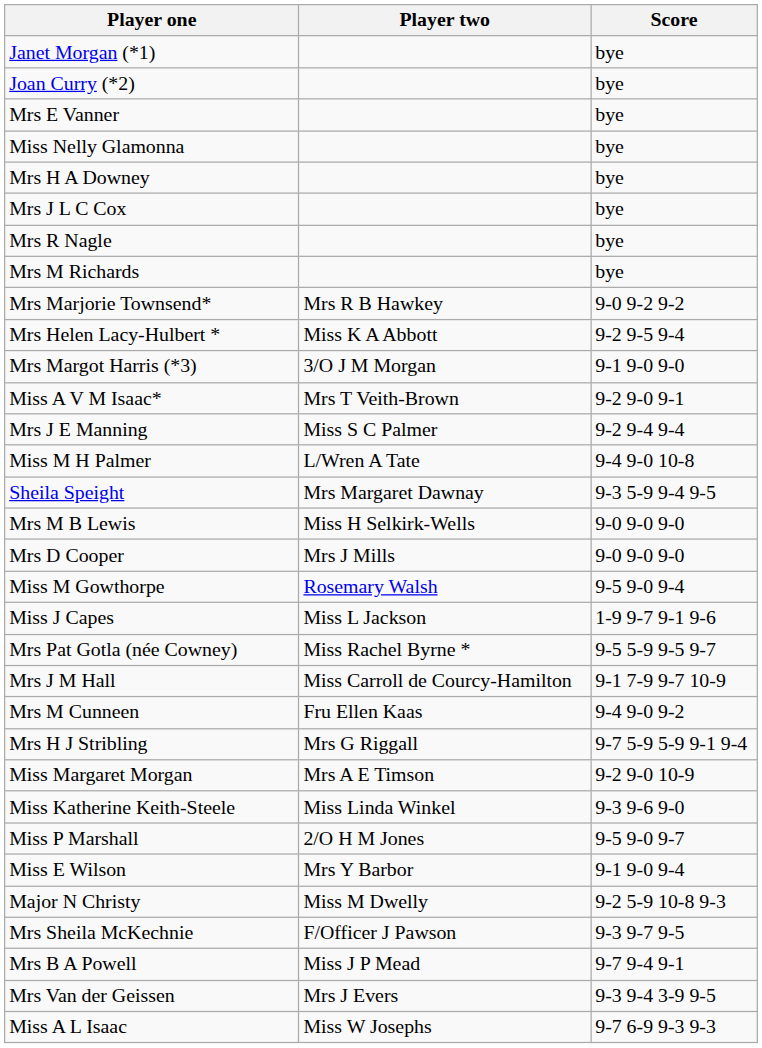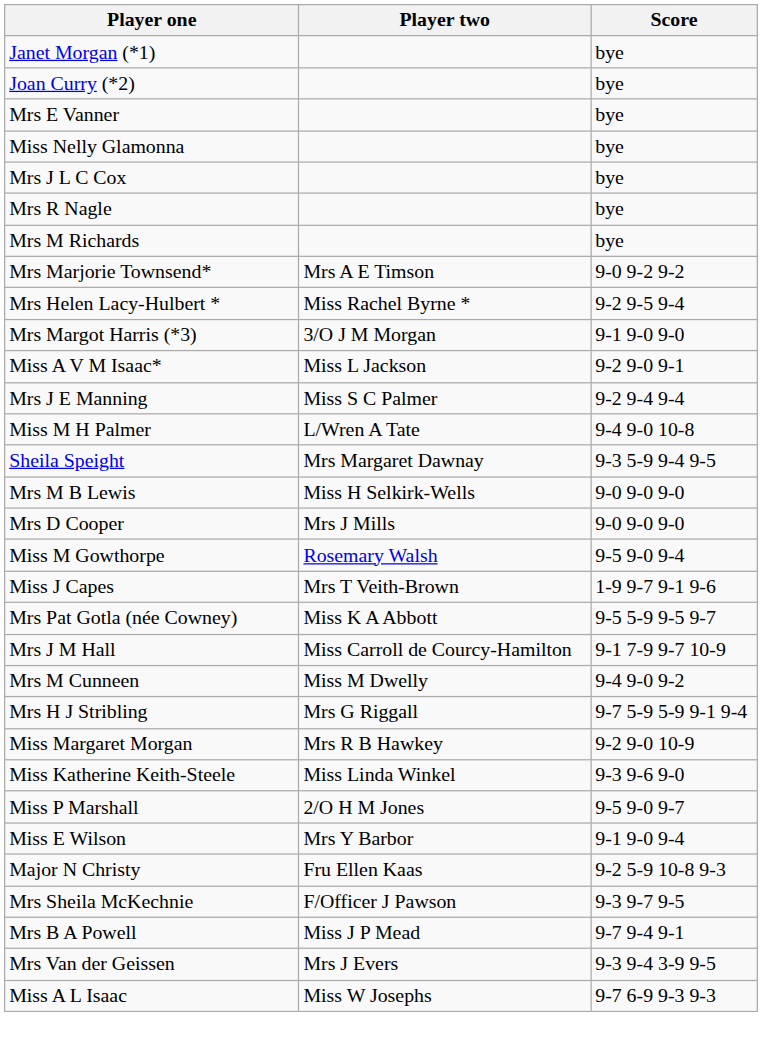- row: (79, 177)
(373, 303) Mrs R B Hawkey -> (369, 271) Mrs A E Timson
(370, 334) Miss K A Abbott -> (387, 303) Miss Rachel Byrne *
(381, 397) Mrs T Veith-Brown -> (365, 366) Miss L Jackson
(365, 618) Miss L Jackson -> (381, 586) Mrs T Veith-Brown
(387, 649) Miss Rachel Byrne * -> (370, 618) Miss K A Abbott
(363, 712) Fru Ellen Kaas -> (366, 680) Miss M Dwelly
(369, 775) Mrs A E Timson -> (373, 743) Mrs R B Hawkey
(366, 901) Miss M Dwelly -> (363, 869) Fru Ellen Kaas
